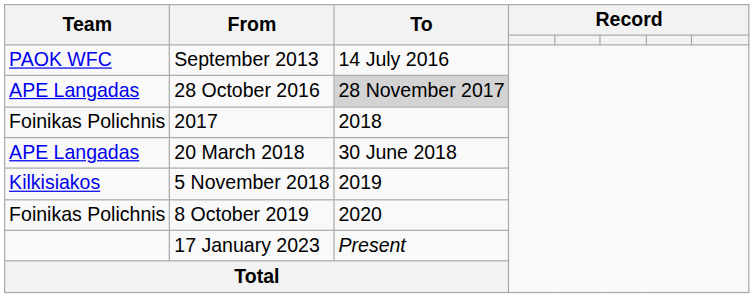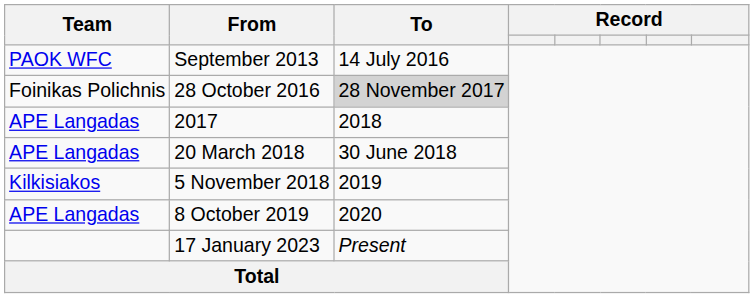(74, 90) APE Langadas -> (87, 90) Foinikas Polichnis
(87, 121) Foinikas Polichnis -> (74, 121) APE Langadas
(87, 214) Foinikas Polichnis -> (74, 214) APE Langadas
